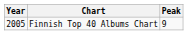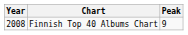(16, 24) 2005 -> (16, 24) 2008
